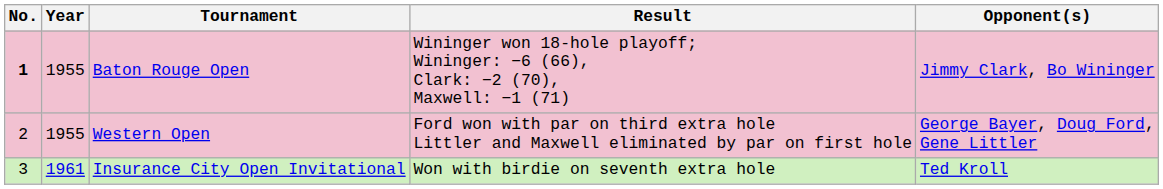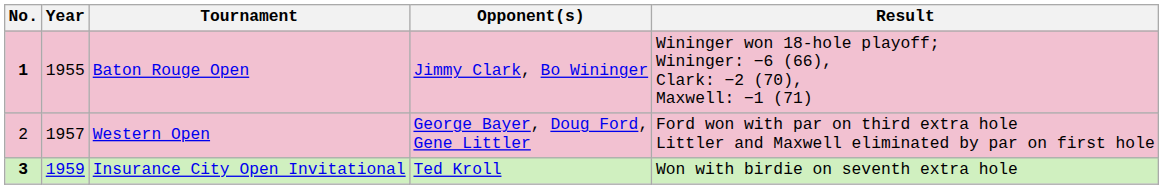columns swapped: (1037, 18) <-> (663, 18)
(65, 135) 1955 -> (65, 135) 1957
(23, 171) normal -> (23, 171) bold
(65, 171) 1961 -> (65, 171) 1959
